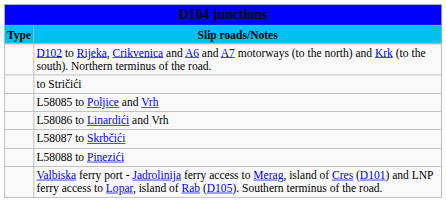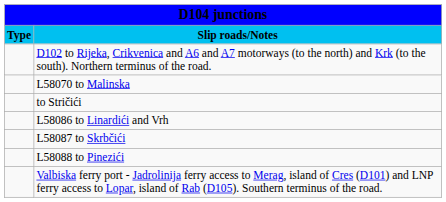+ row: (83, 84)
- row: (97, 102)
